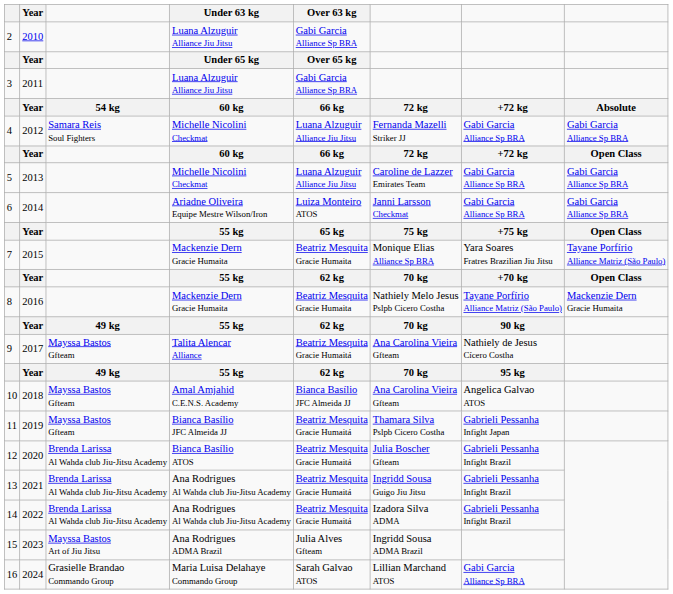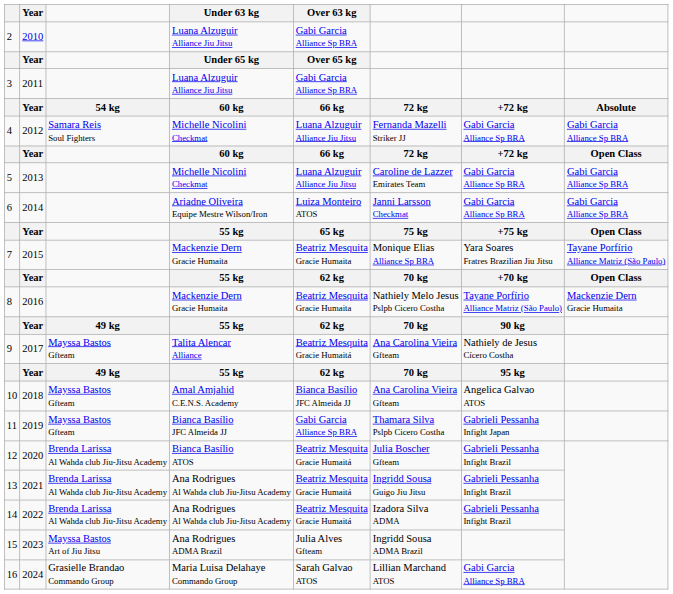(332, 426) Beatriz Mesquita Gracie Humaitá -> (326, 426) Gabi Garcia Alliance Sp BRA
